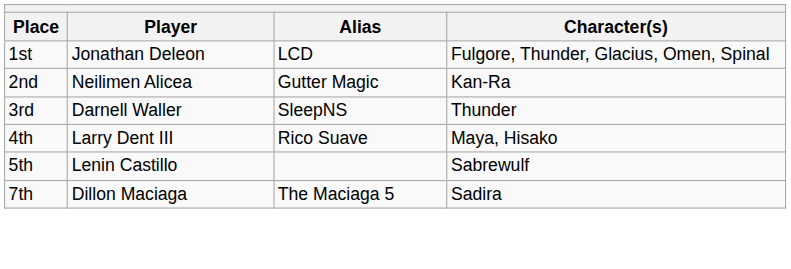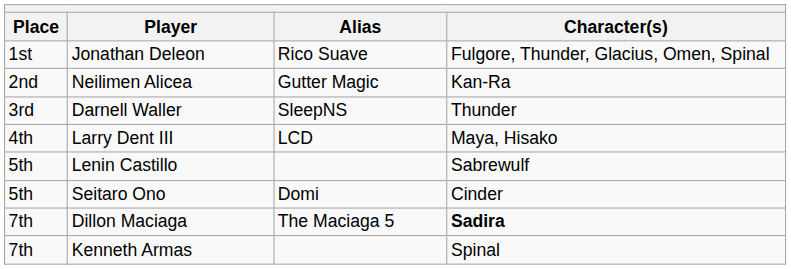(295, 54) LCD -> (323, 54) Rico Suave
(323, 138) Rico Suave -> (295, 138) LCD
+ row: (119, 194)
(476, 194) normal -> (478, 221) bold
+ row: (132, 249)
